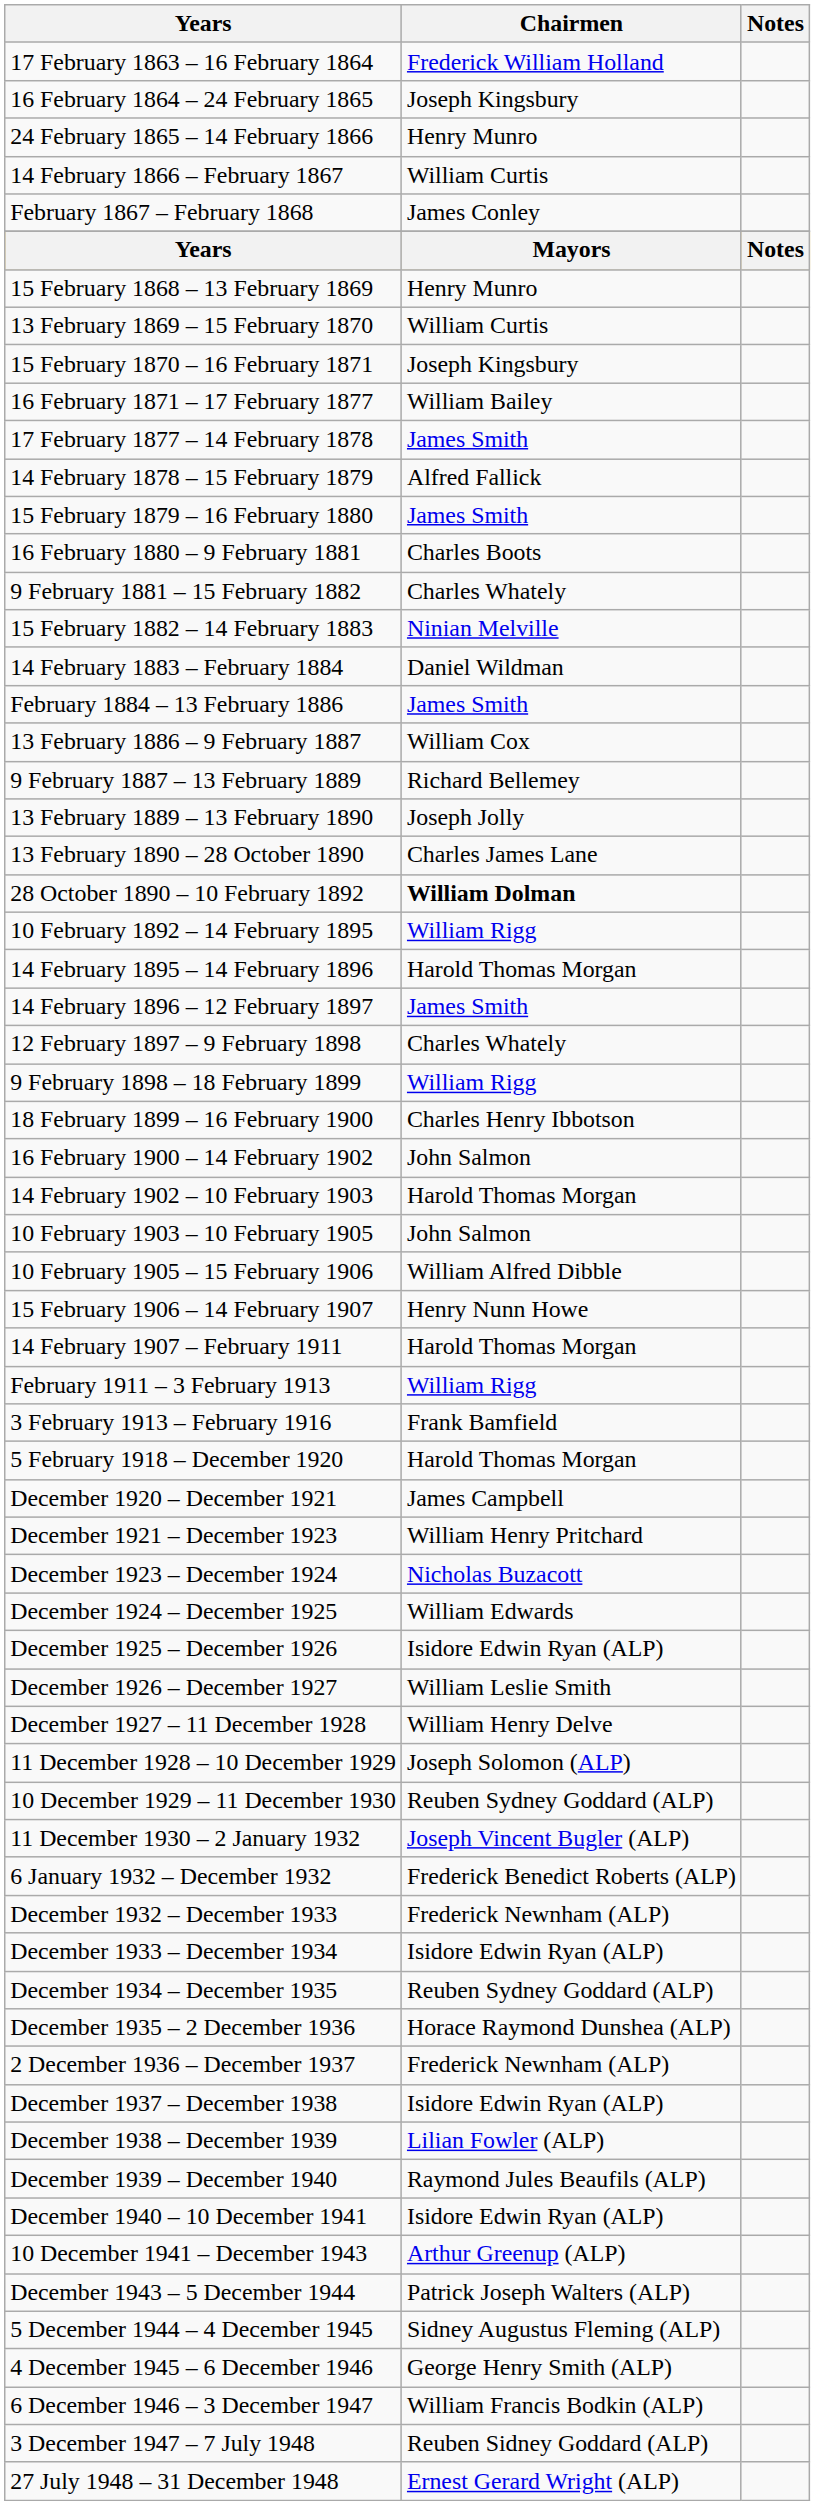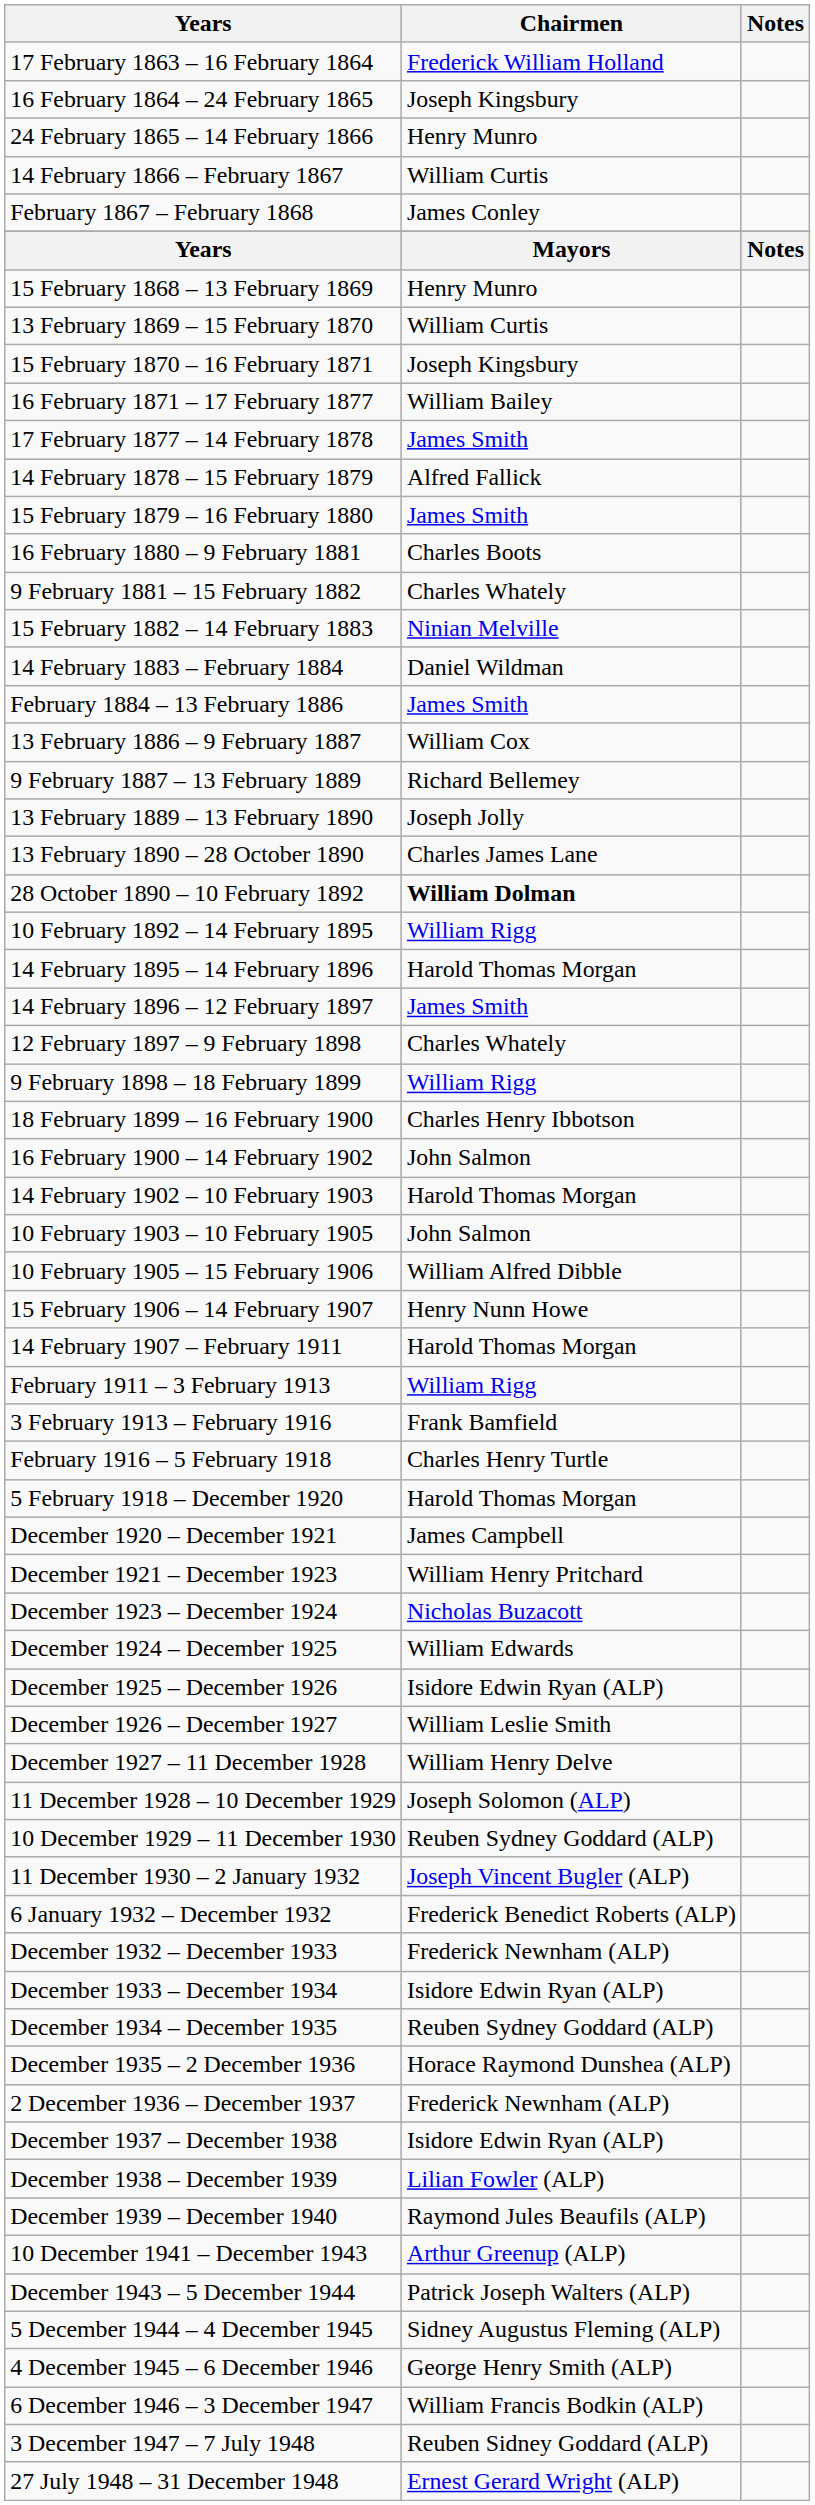+ row: (171, 1460)
- row: (189, 2216)
